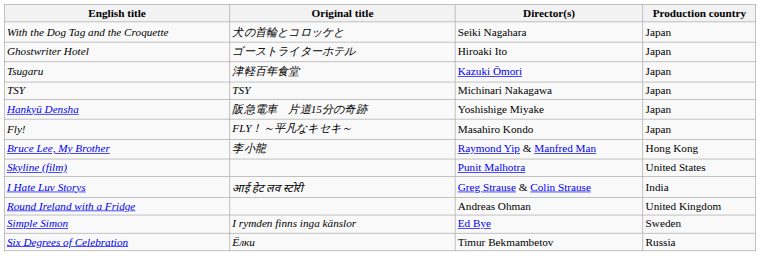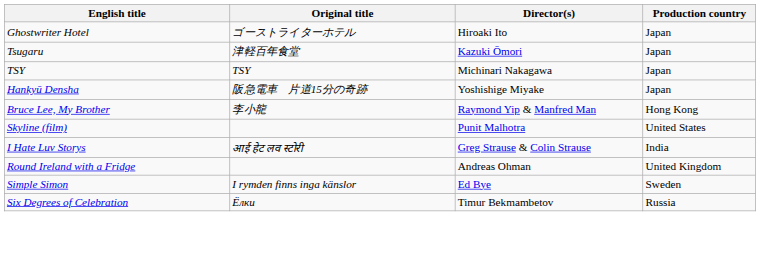- row: (88, 32)
- row: (16, 129)
